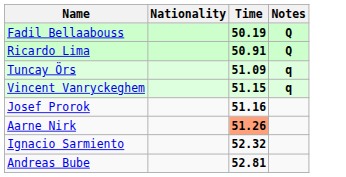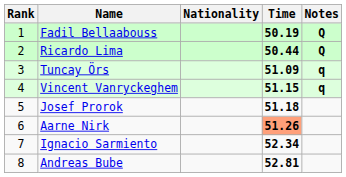+ column: (21, 14)
(249, 51) 50.91 -> (282, 51) 50.44
(249, 107) 51.16 -> (282, 107) 51.18
(249, 144) 52.32 -> (282, 144) 52.34
